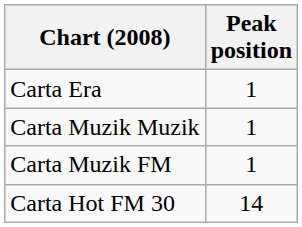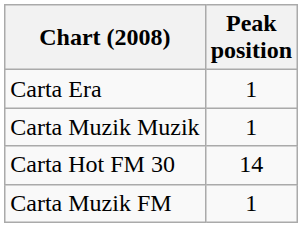rows swapped: (91, 164) <-> (93, 202)
